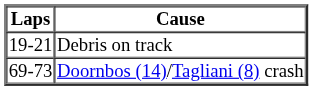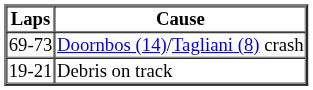rows swapped: (115, 44) <-> (180, 70)
